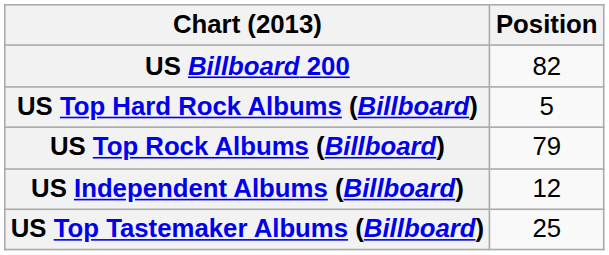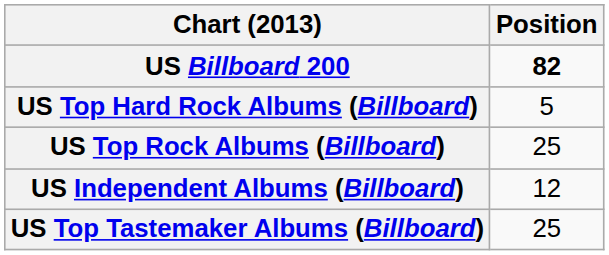(547, 65) normal -> (547, 65) bold
(547, 147) 79 -> (547, 147) 25
